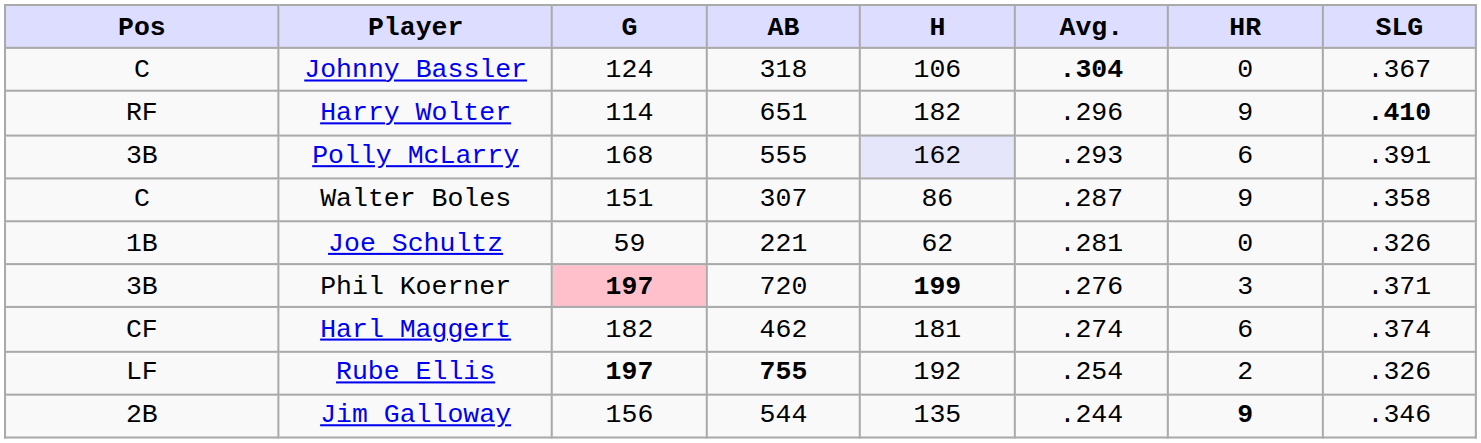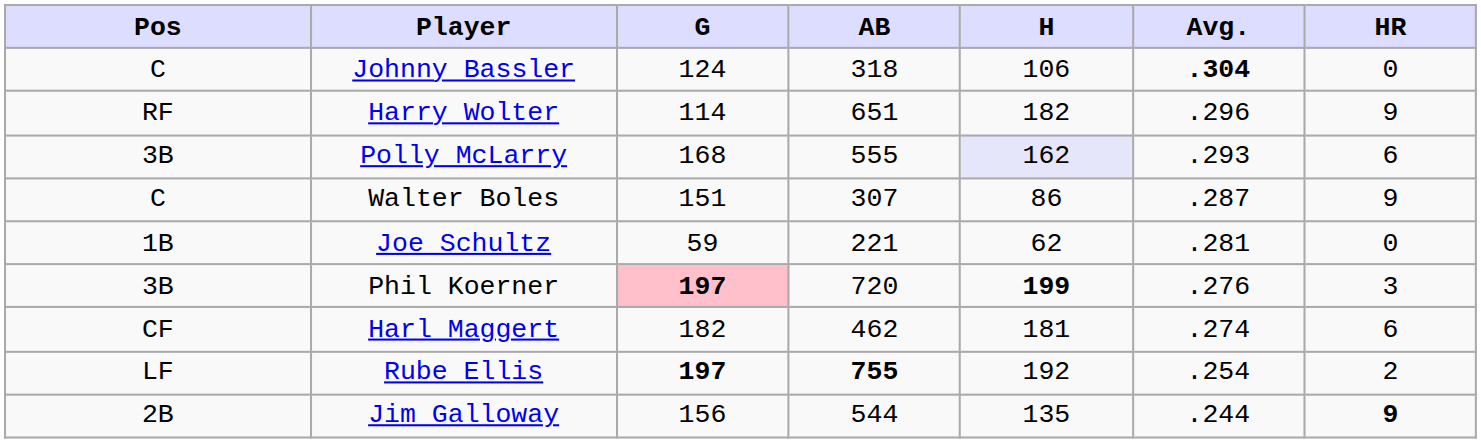- column: (1399, 27)
